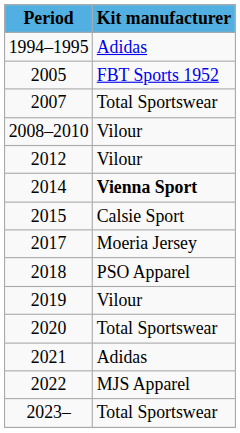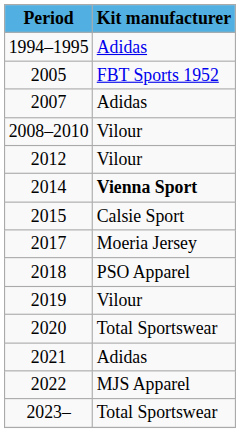(157, 103) Total Sportswear -> (122, 103) Adidas
